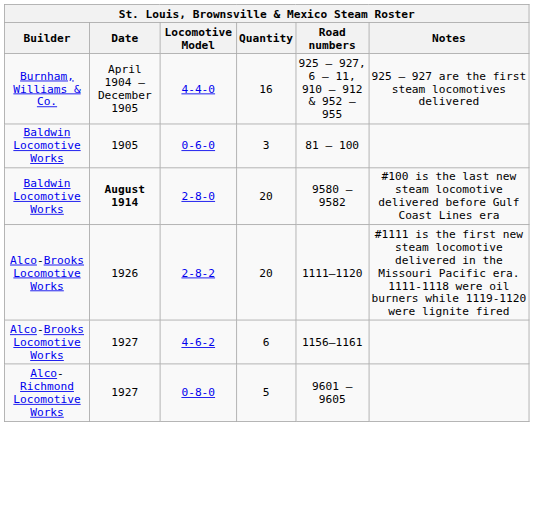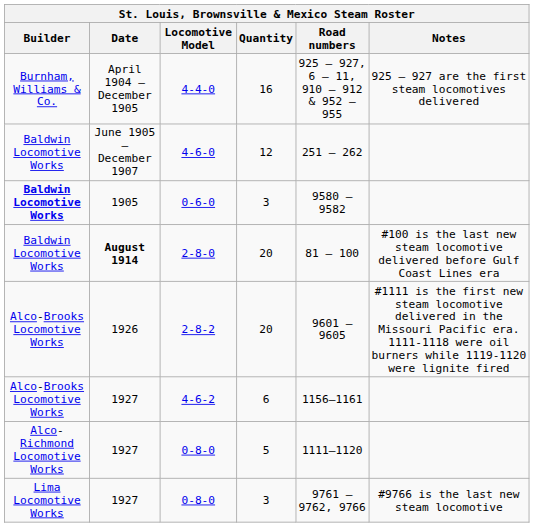+ row: (198, 152)
(47, 146) normal -> (47, 203) bold
(332, 146) 81 – 100 -> (332, 203) 9580 – 9582
(332, 196) 9580 – 9582 -> (332, 253) 81 – 100
(332, 272) 1111–1120 -> (332, 329) 9601 – 9605
(332, 393) 9601 – 9605 -> (332, 450) 1111–1120
+ row: (198, 500)
